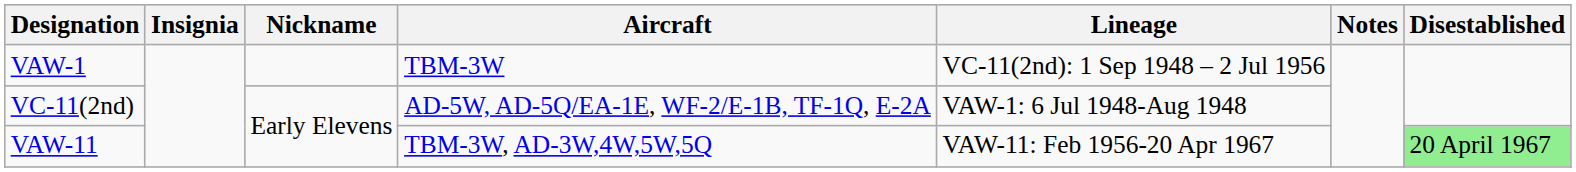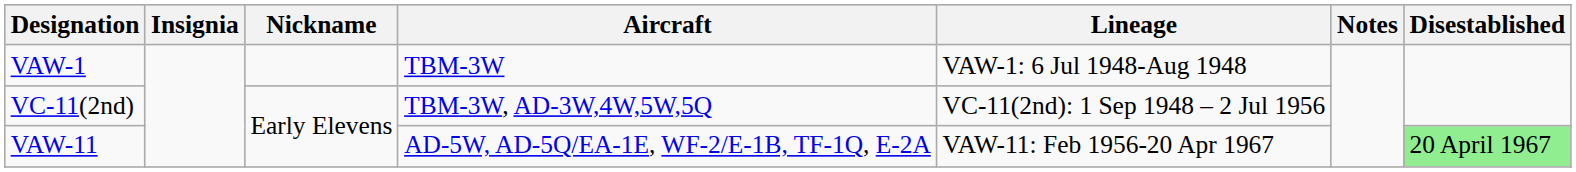(1134, 65) VC-11(2nd): 1 Sep 1948 – 2 Jul 1956 -> (1095, 65) VAW-1: 6 Jul 1948-Aug 1948
(667, 105) AD-5W, AD-5Q/EA-1E, WF-2/E-1B, TF-1Q, E-2A -> (558, 105) TBM-3W, AD-3W,4W,5W,5Q
(1095, 105) VAW-1: 6 Jul 1948-Aug 1948 -> (1134, 105) VC-11(2nd): 1 Sep 1948 – 2 Jul 1956
(558, 145) TBM-3W, AD-3W,4W,5W,5Q -> (667, 145) AD-5W, AD-5Q/EA-1E, WF-2/E-1B, TF-1Q, E-2A
